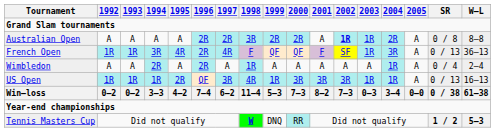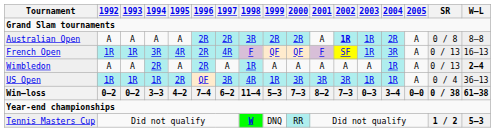(476, 52) 36–13 -> (476, 52) 16–13
(445, 65) 0 / 4 -> (445, 65) 0 / 13
(476, 65) normal -> (476, 65) bold
(445, 79) 0 / 13 -> (445, 79) 0 / 4
(476, 79) 16–13 -> (476, 79) 36–13
